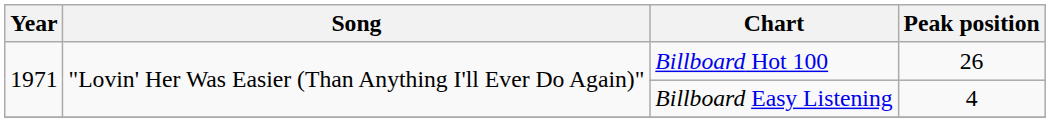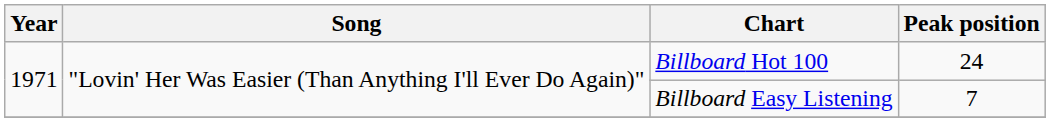(972, 60) 26 -> (972, 60) 24
(972, 98) 4 -> (972, 98) 7
